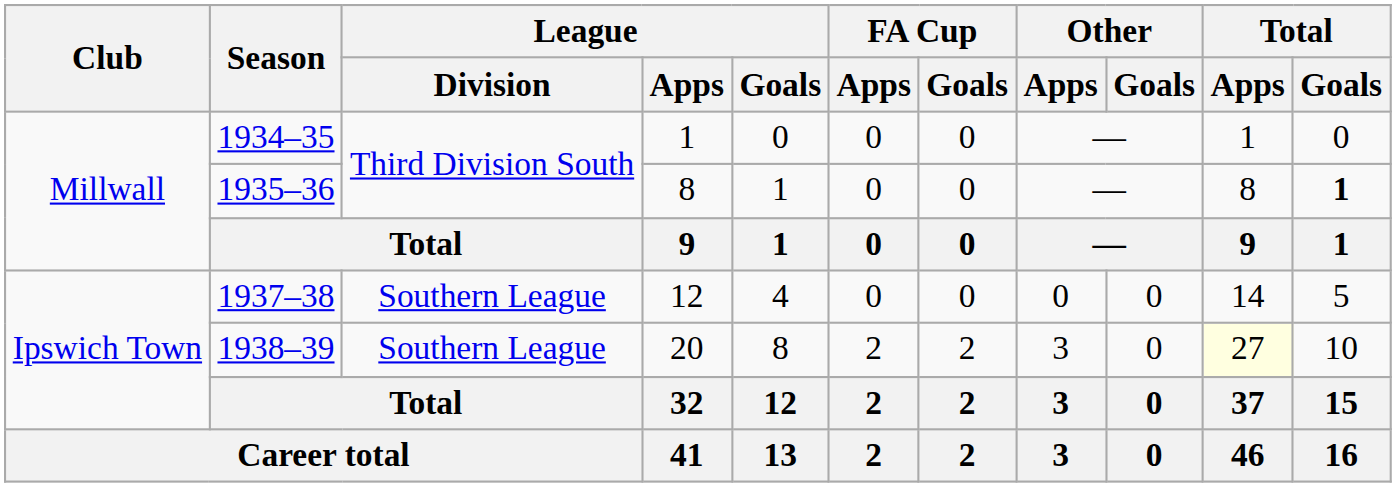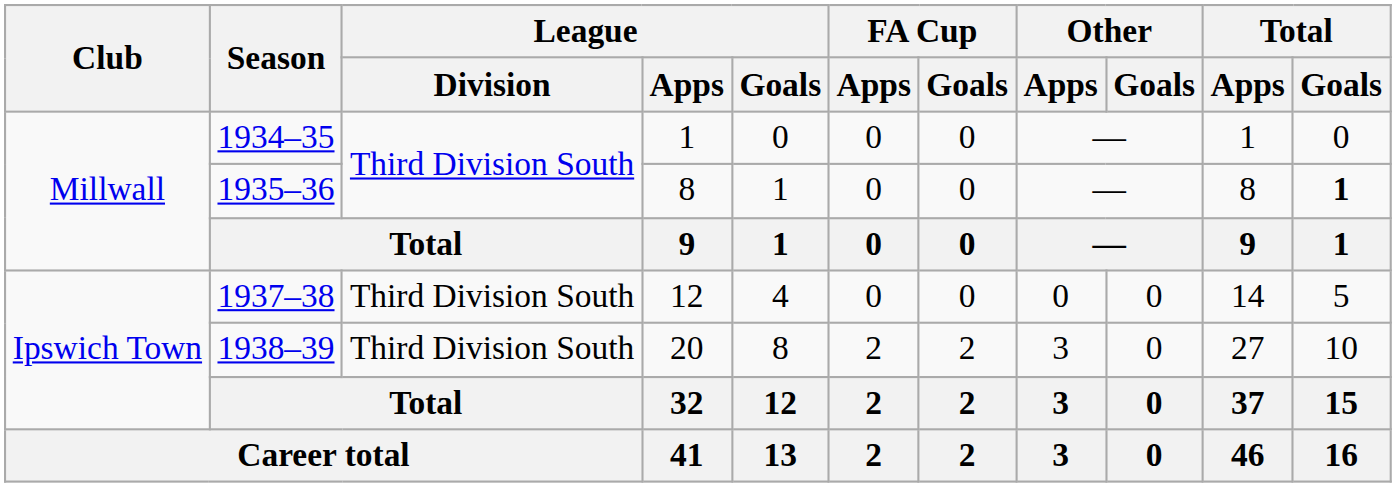(492, 296) Southern League -> (492, 296) Third Division South
(492, 349) Southern League -> (492, 349) Third Division South
(1248, 349) lightyellow background -> (1248, 349) no background
